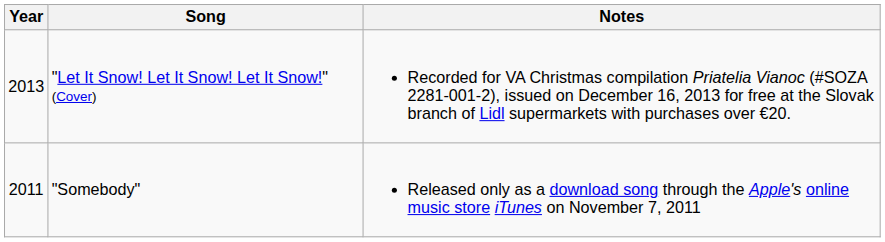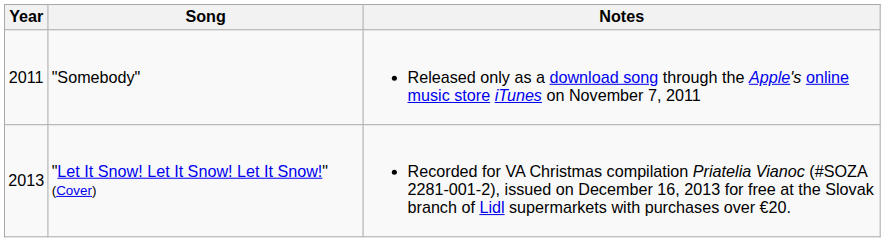rows swapped: (96, 189) <-> (190, 86)
